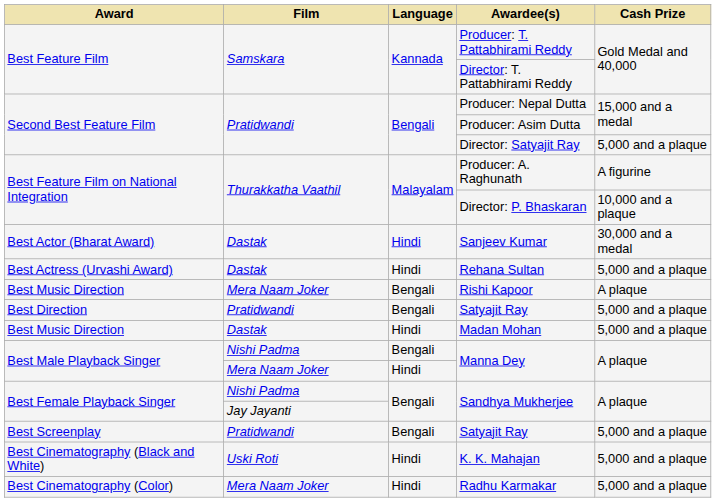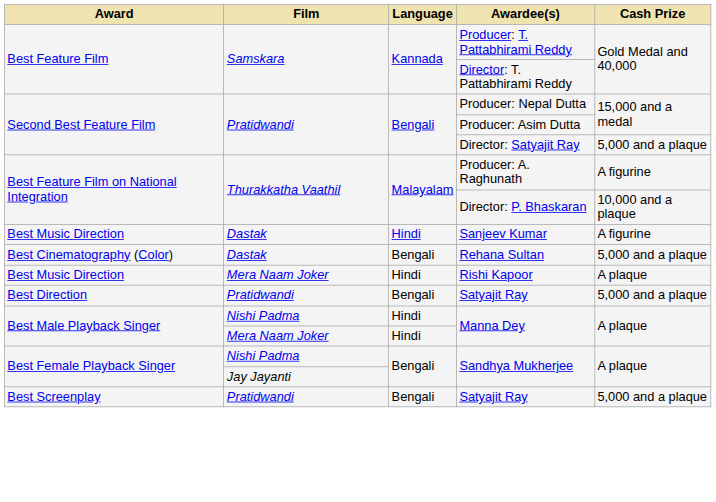(81, 241) Best Actor (Bharat Award) -> (66, 234) Best Music Direction
(635, 241) 30,000 and a medal -> (624, 234) A figurine
(90, 269) Best Actress (Urvashi Award) -> (90, 254) Best Cinematography (Color)
(406, 269) Hindi -> (413, 254) Bengali
(413, 289) Bengali -> (406, 275) Hindi
- row: (247, 330)
(413, 350) Bengali -> (406, 315) Hindi
- row: (252, 459)
- row: (278, 486)
